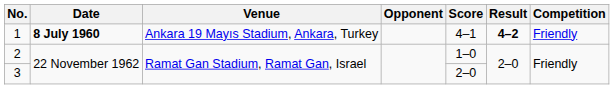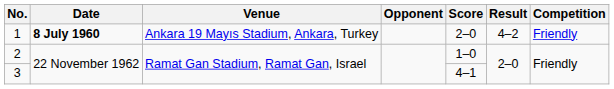(466, 34) 4–1 -> (466, 34) 2–0
(508, 34) bold -> (508, 34) normal
(466, 73) 2–0 -> (466, 73) 4–1
